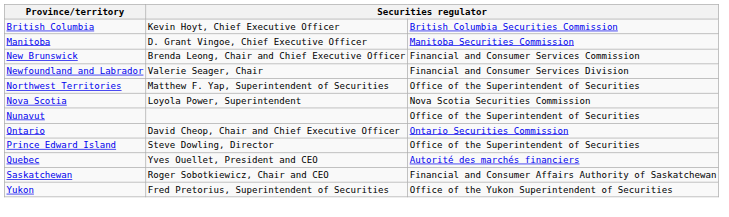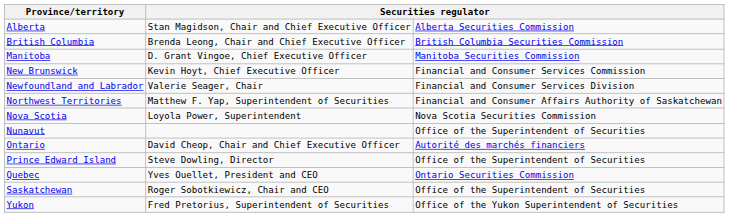+ row: (26, 27)
(244, 27) Kevin Hoyt, Chief Executive Officer -> (277, 41) Brenda Leong, Chair and Chief Executive Officer
(277, 56) Brenda Leong, Chair and Chief Executive Officer -> (244, 71) Kevin Hoyt, Chief Executive Officer
(525, 86) Office of the Superintendent of Securities -> (569, 101) Financial and Consumer Affairs Authority of Saskatchewan
(489, 130) Ontario Securities Commission -> (500, 145) Autorité des marchés financiers
(495, 160) Autorité des marchés financiers -> (495, 175) Ontario Securities Commission
(563, 175) Financial and Consumer Affairs Authority of Saskatchewan -> (530, 190) Office of the Superintendent of Securities
